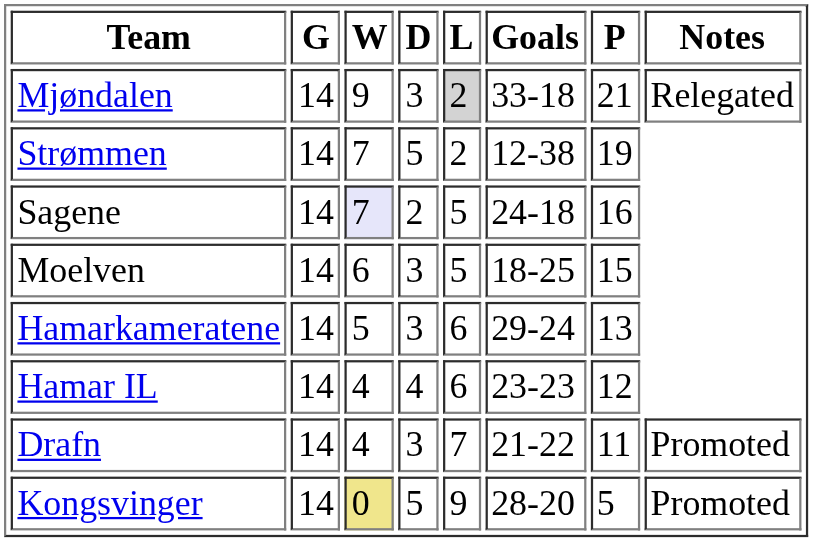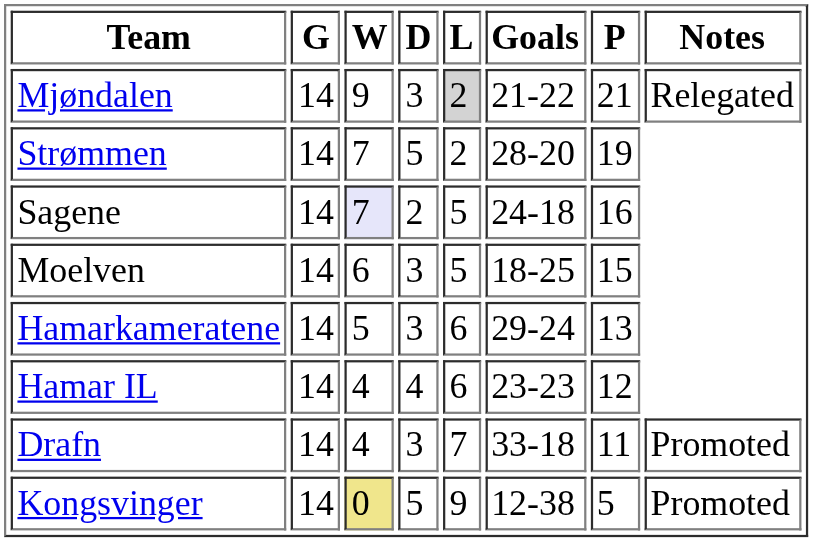(533, 95) 33-18 -> (533, 95) 21-22
(533, 153) 12-38 -> (533, 153) 28-20
(533, 444) 21-22 -> (533, 444) 33-18
(533, 502) 28-20 -> (533, 502) 12-38
